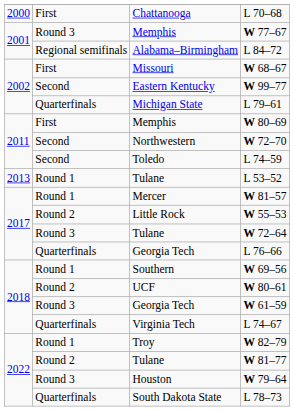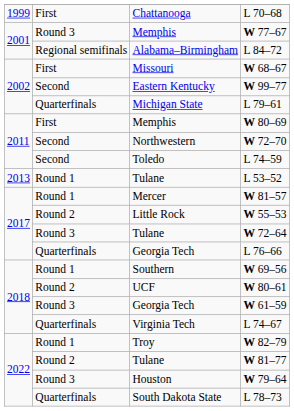(19, 13) 2000 -> (19, 13) 1999
